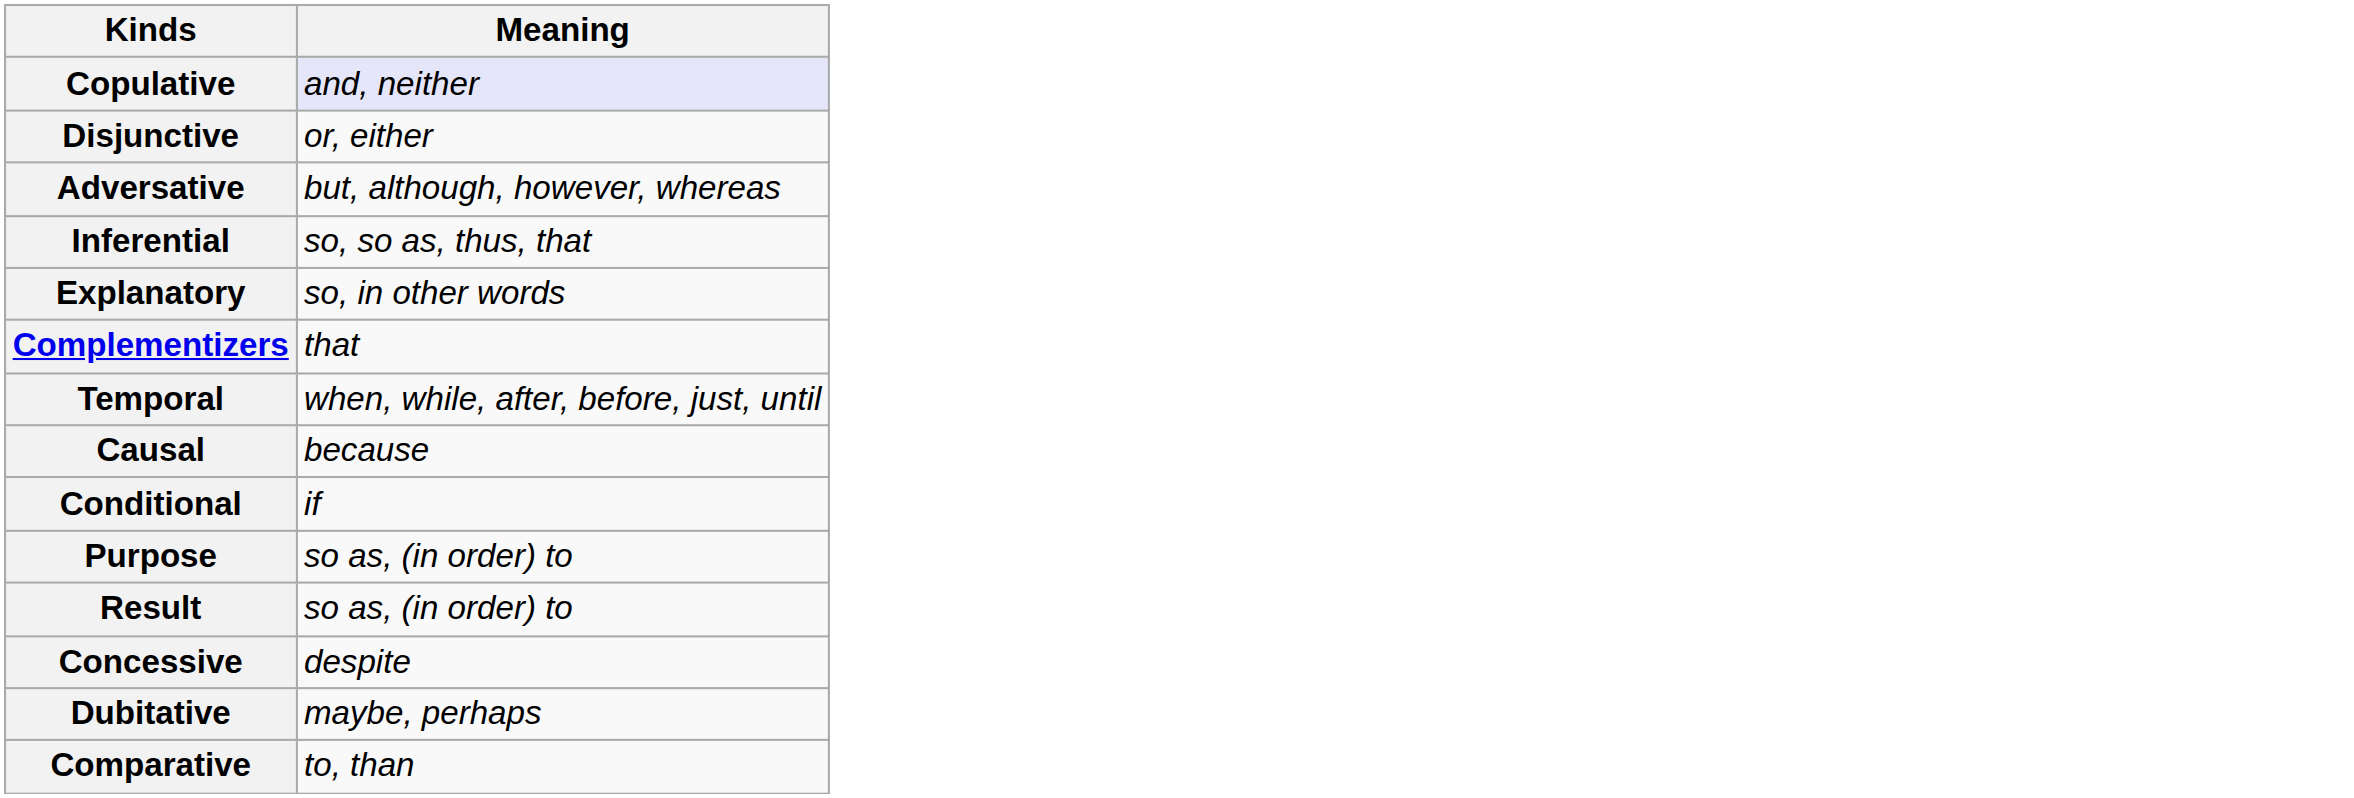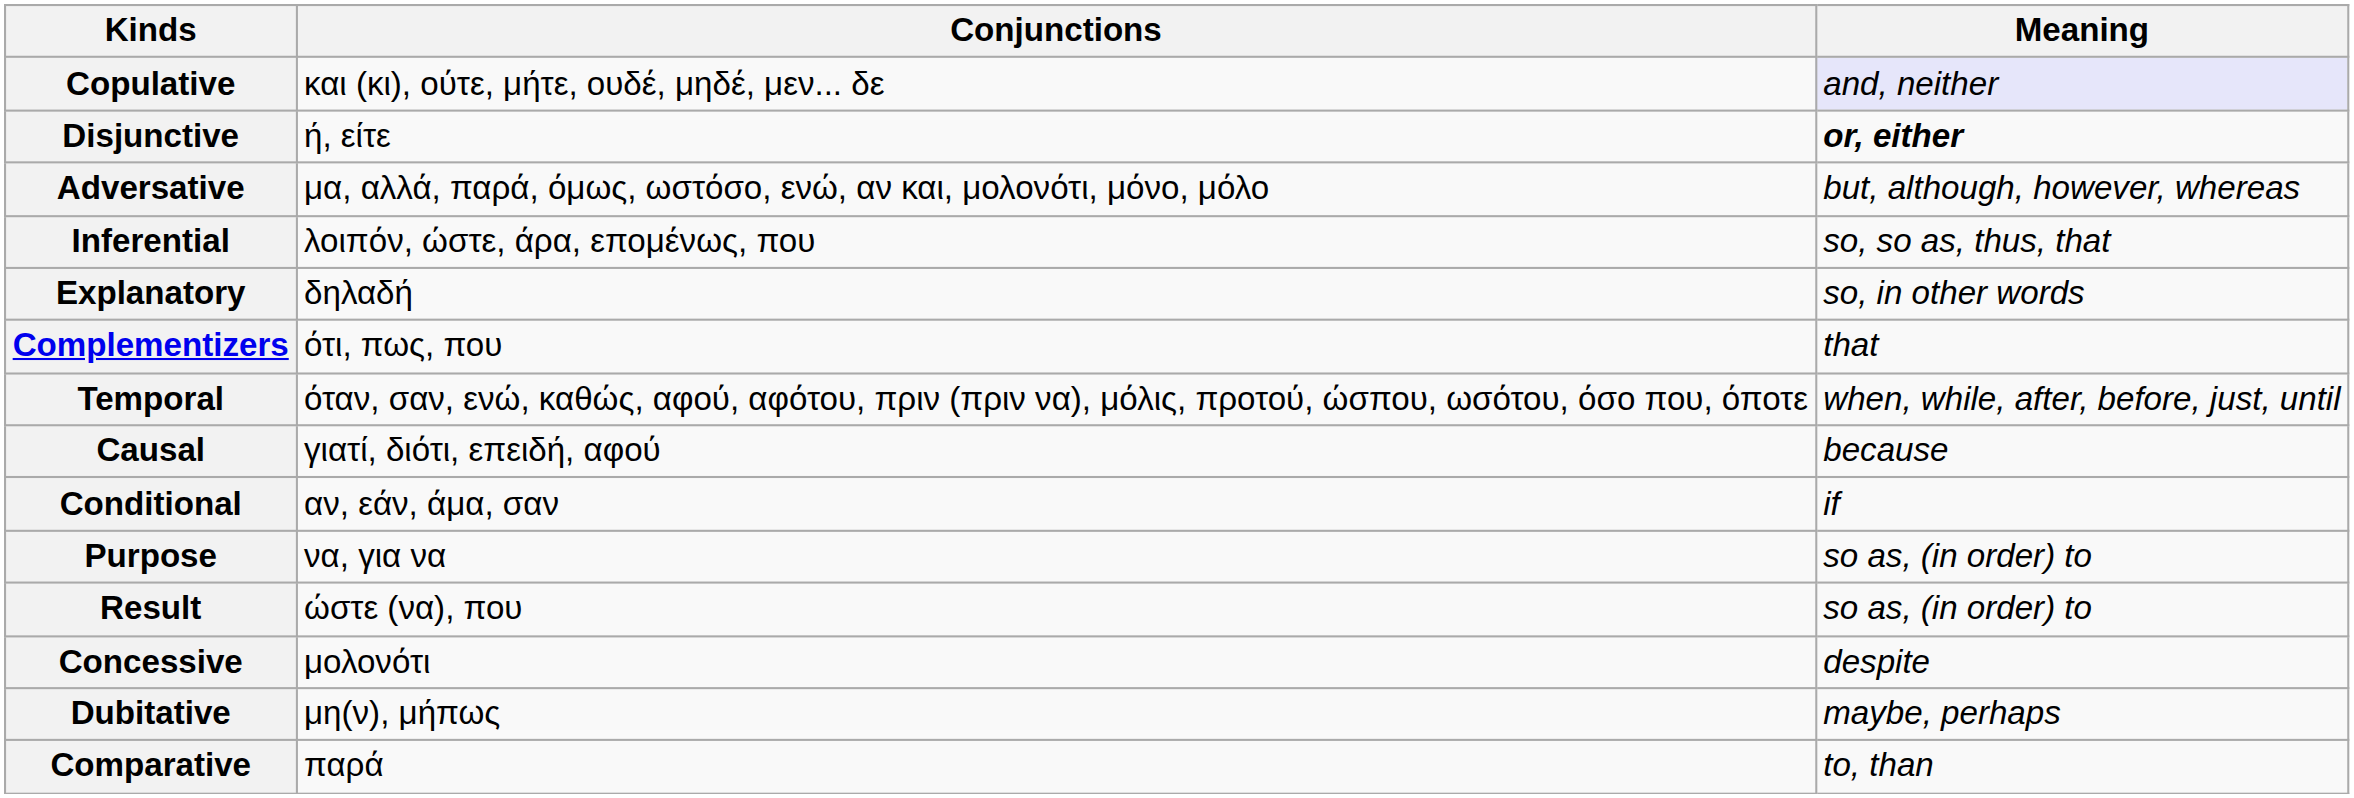+ column: (1056, 30)
(368, 135) normal -> (1893, 135) bold
